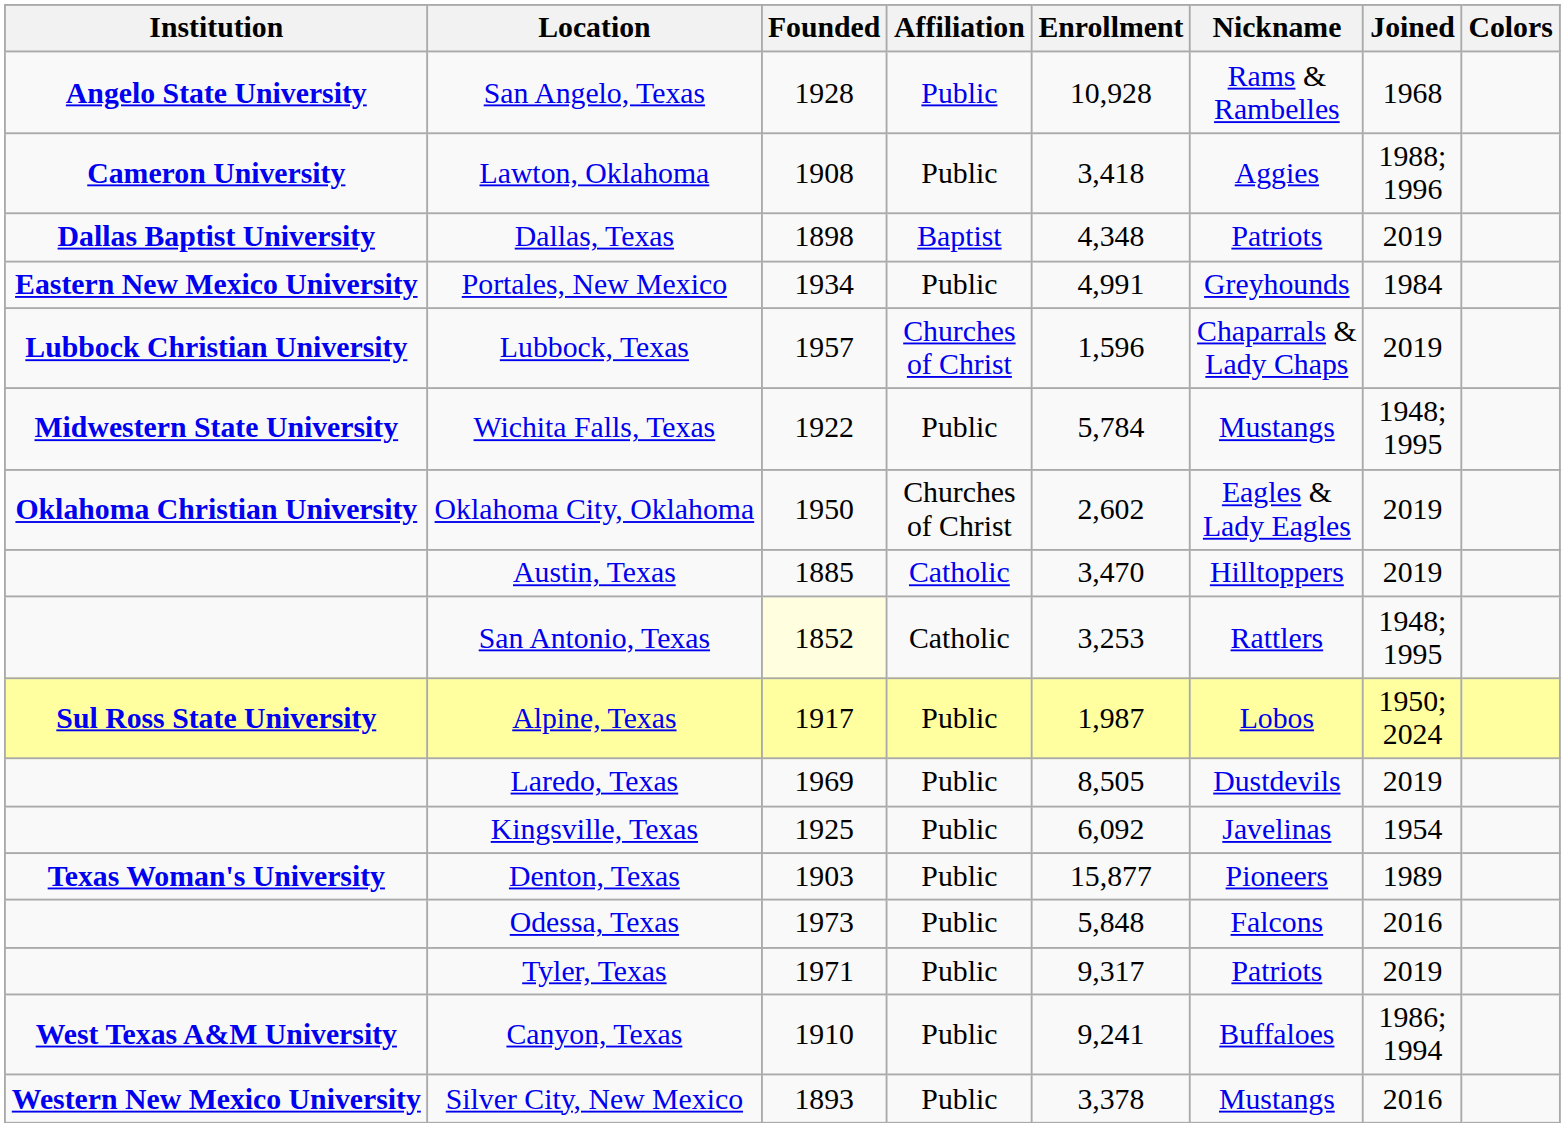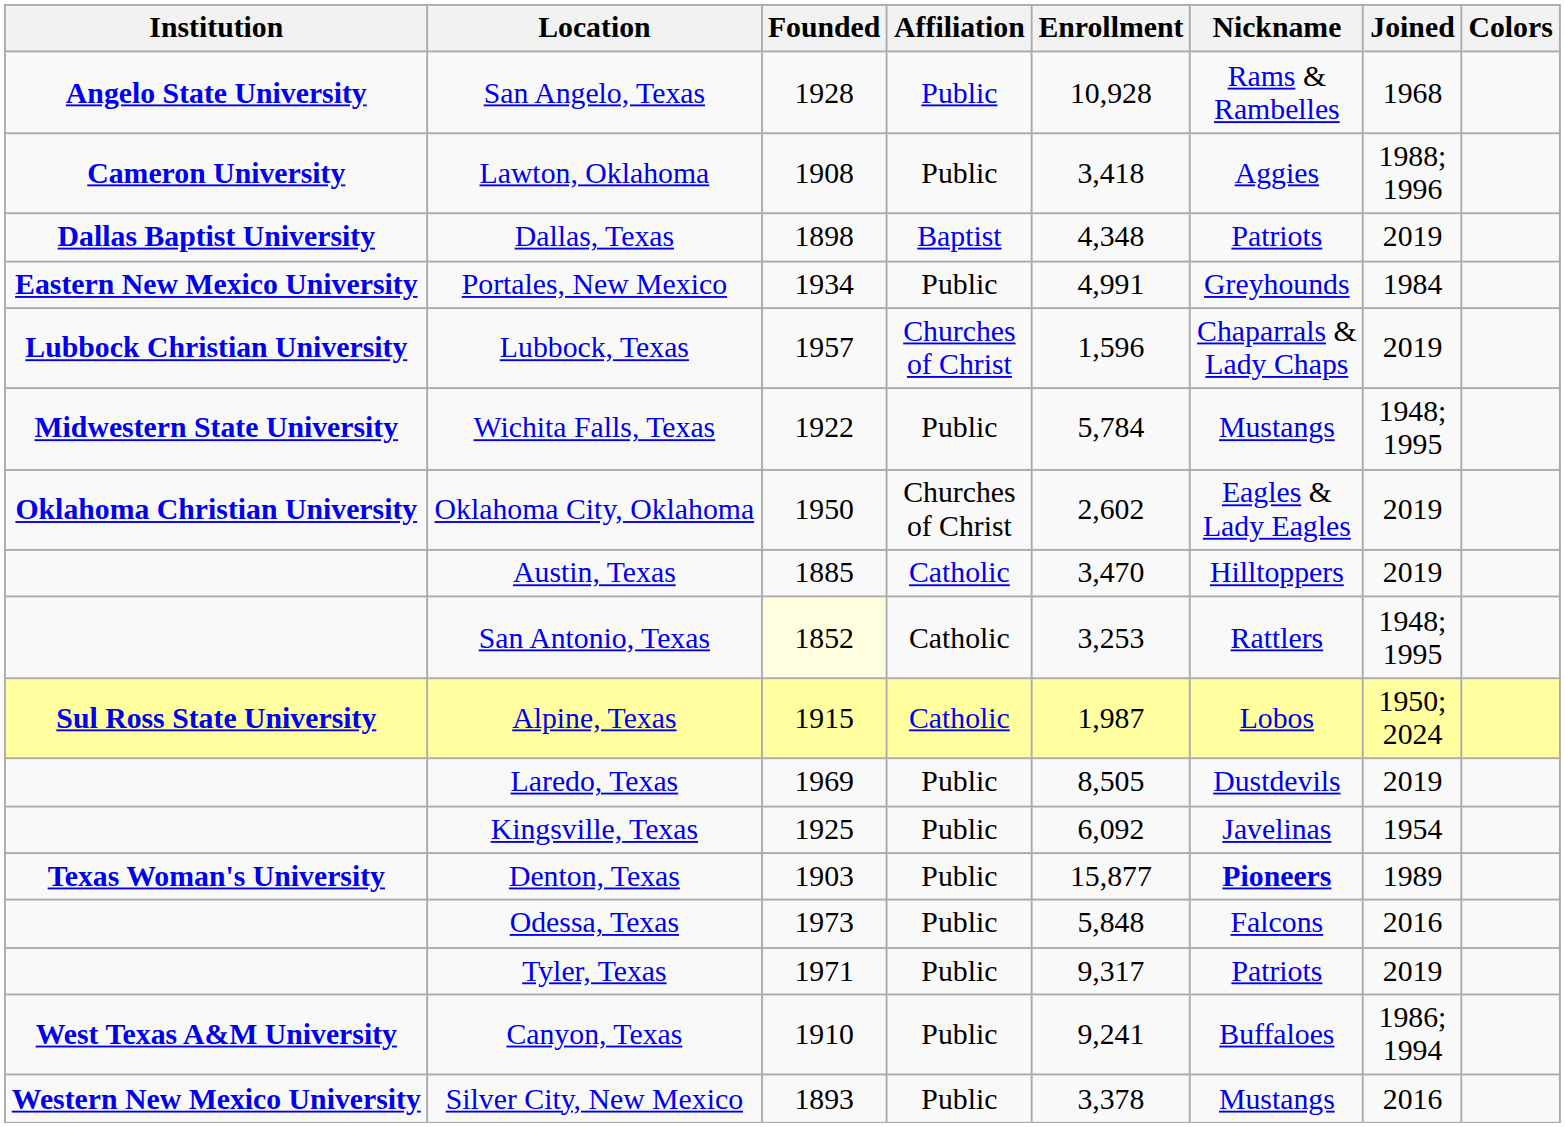(824, 717) 1917 -> (824, 717) 1915
(959, 717) Public -> (959, 717) Catholic
(1277, 876) normal -> (1277, 876) bold
